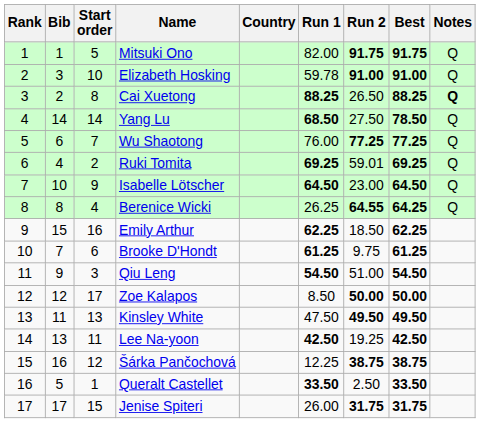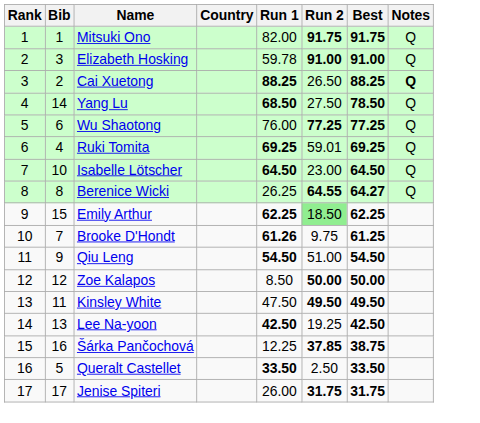- column: (95, 23)
(410, 207) 64.25 -> (368, 192) 64.27
(366, 229) no background -> (324, 214) lightgreen background
(321, 251) 61.25 -> (279, 236) 61.26
(366, 362) 38.75 -> (324, 346) 37.85
